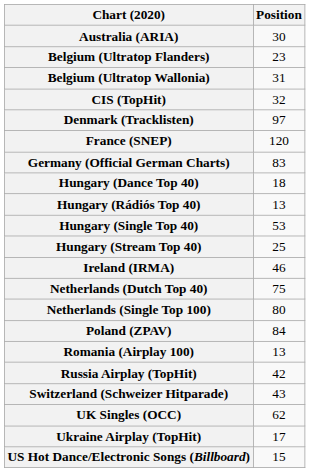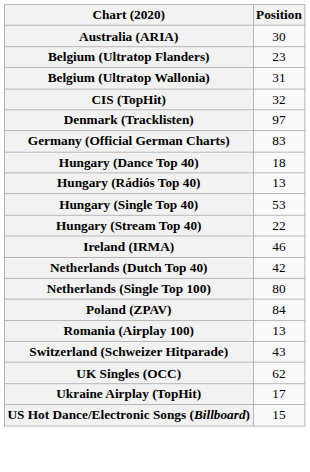- row: (129, 141)
(279, 246) 25 -> (279, 225) 22
(279, 288) 75 -> (279, 267) 42
- row: (129, 373)
